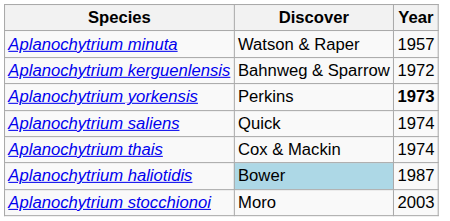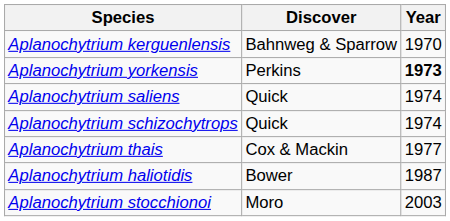- row: (93, 44)
(416, 70) 1972 -> (423, 44) 1970
+ row: (123, 123)
(416, 149) 1974 -> (423, 149) 1977
(262, 176) lightblue background -> (269, 176) no background
